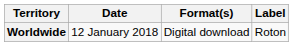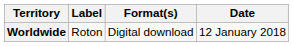columns swapped: (115, 13) <-> (270, 13)
